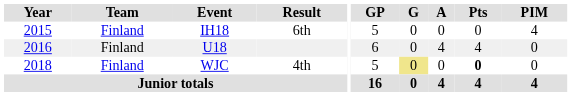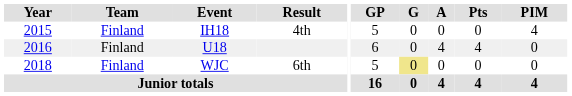(302, 30) 6th -> (302, 30) 4th
(302, 65) 4th -> (302, 65) 6th
(478, 65) bold -> (478, 65) normal
